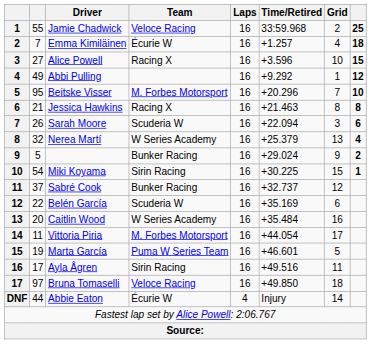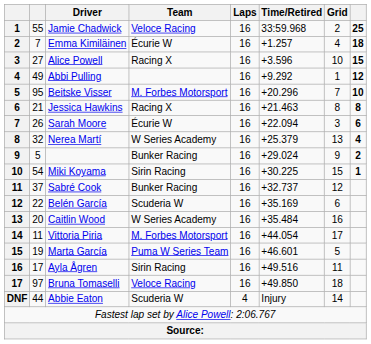(157, 124) Scuderia W -> (152, 124) Écurie W
(152, 299) Écurie W -> (157, 299) Scuderia W
